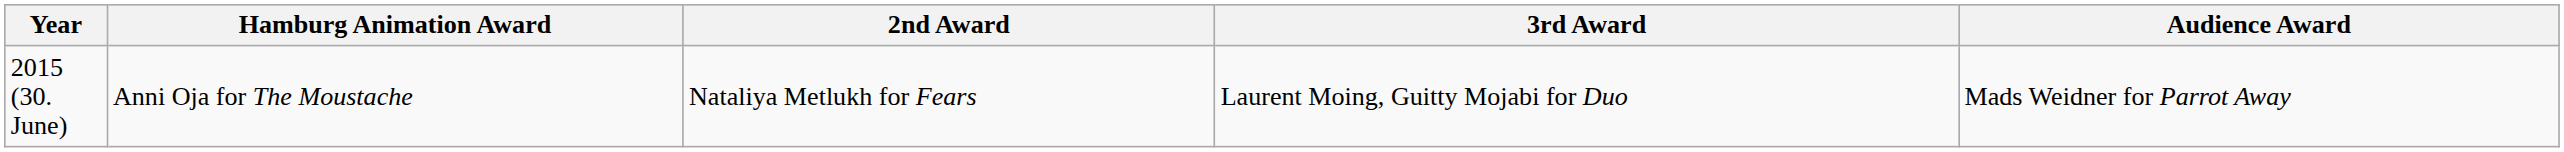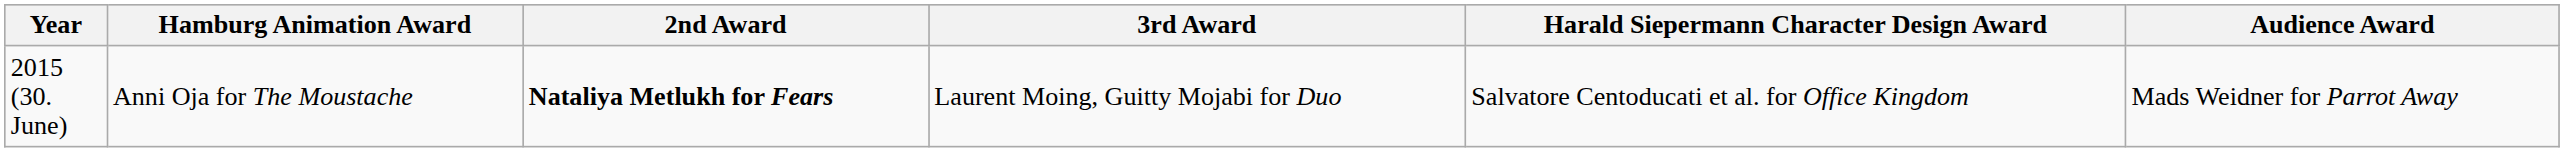+ column: (1795, 25)
(833, 95) normal -> (681, 95) bold
